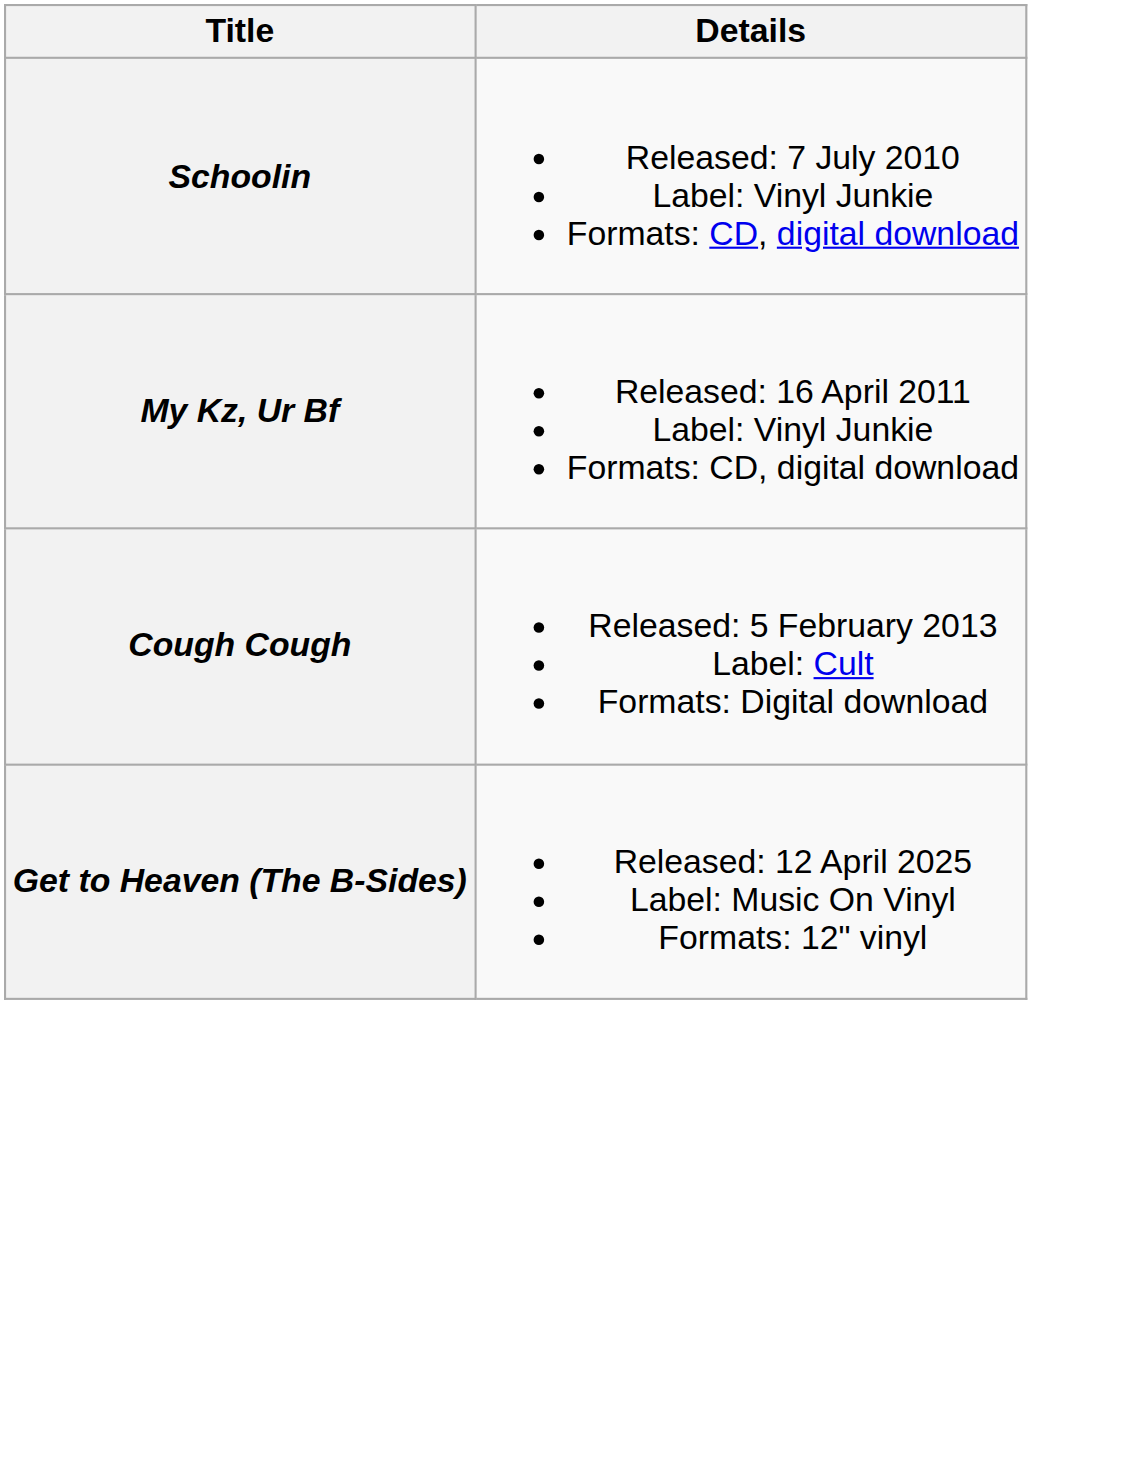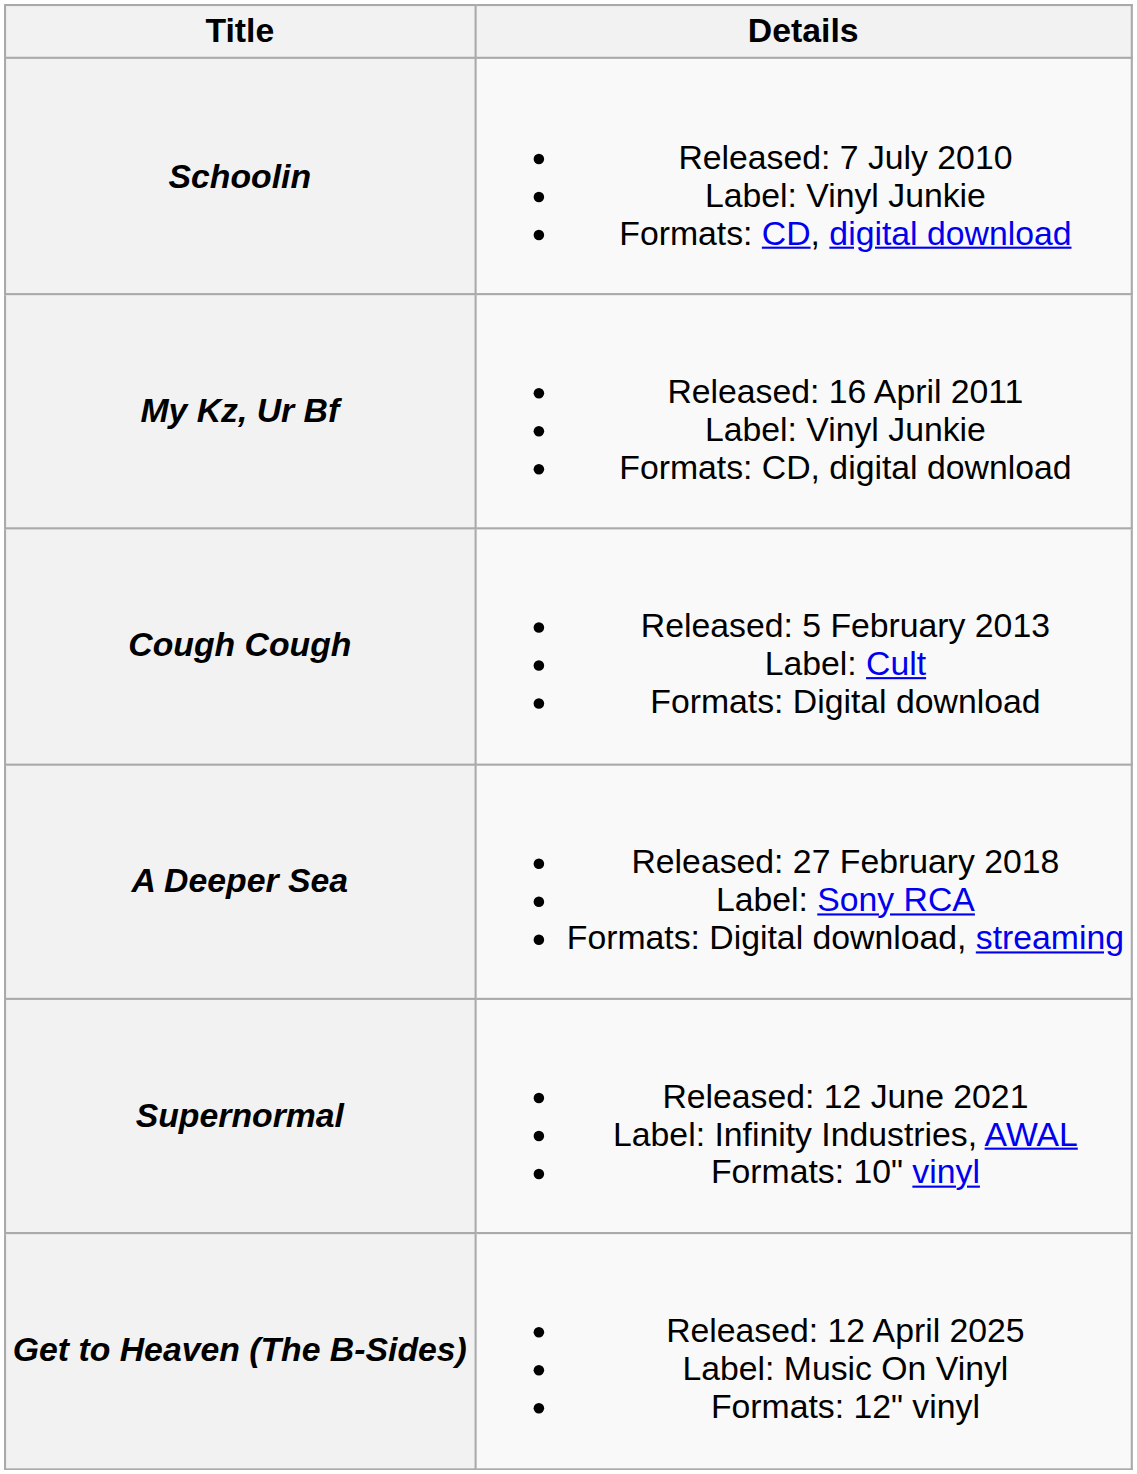+ row: (240, 880)
+ row: (240, 1115)
